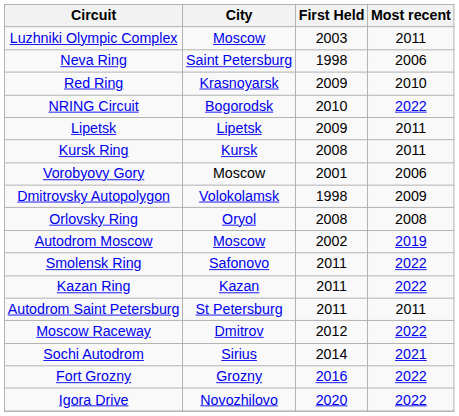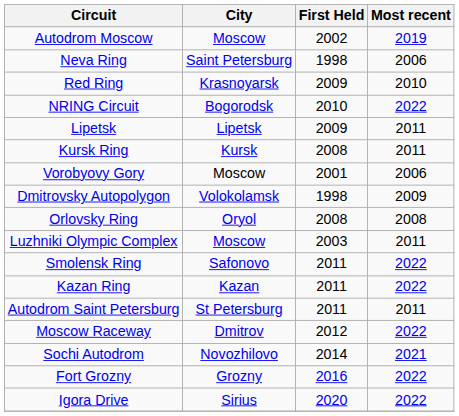rows swapped: (94, 241) <-> (94, 38)
(239, 354) Sirius -> (239, 354) Novozhilovo
(239, 399) Novozhilovo -> (239, 399) Sirius
